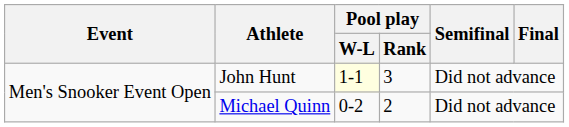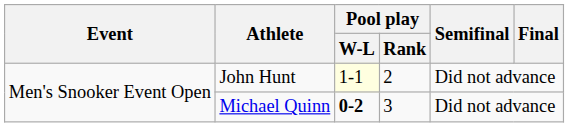(388, 77) 3 -> (388, 77) 2
(351, 106) normal -> (351, 106) bold
(388, 106) 2 -> (388, 106) 3
